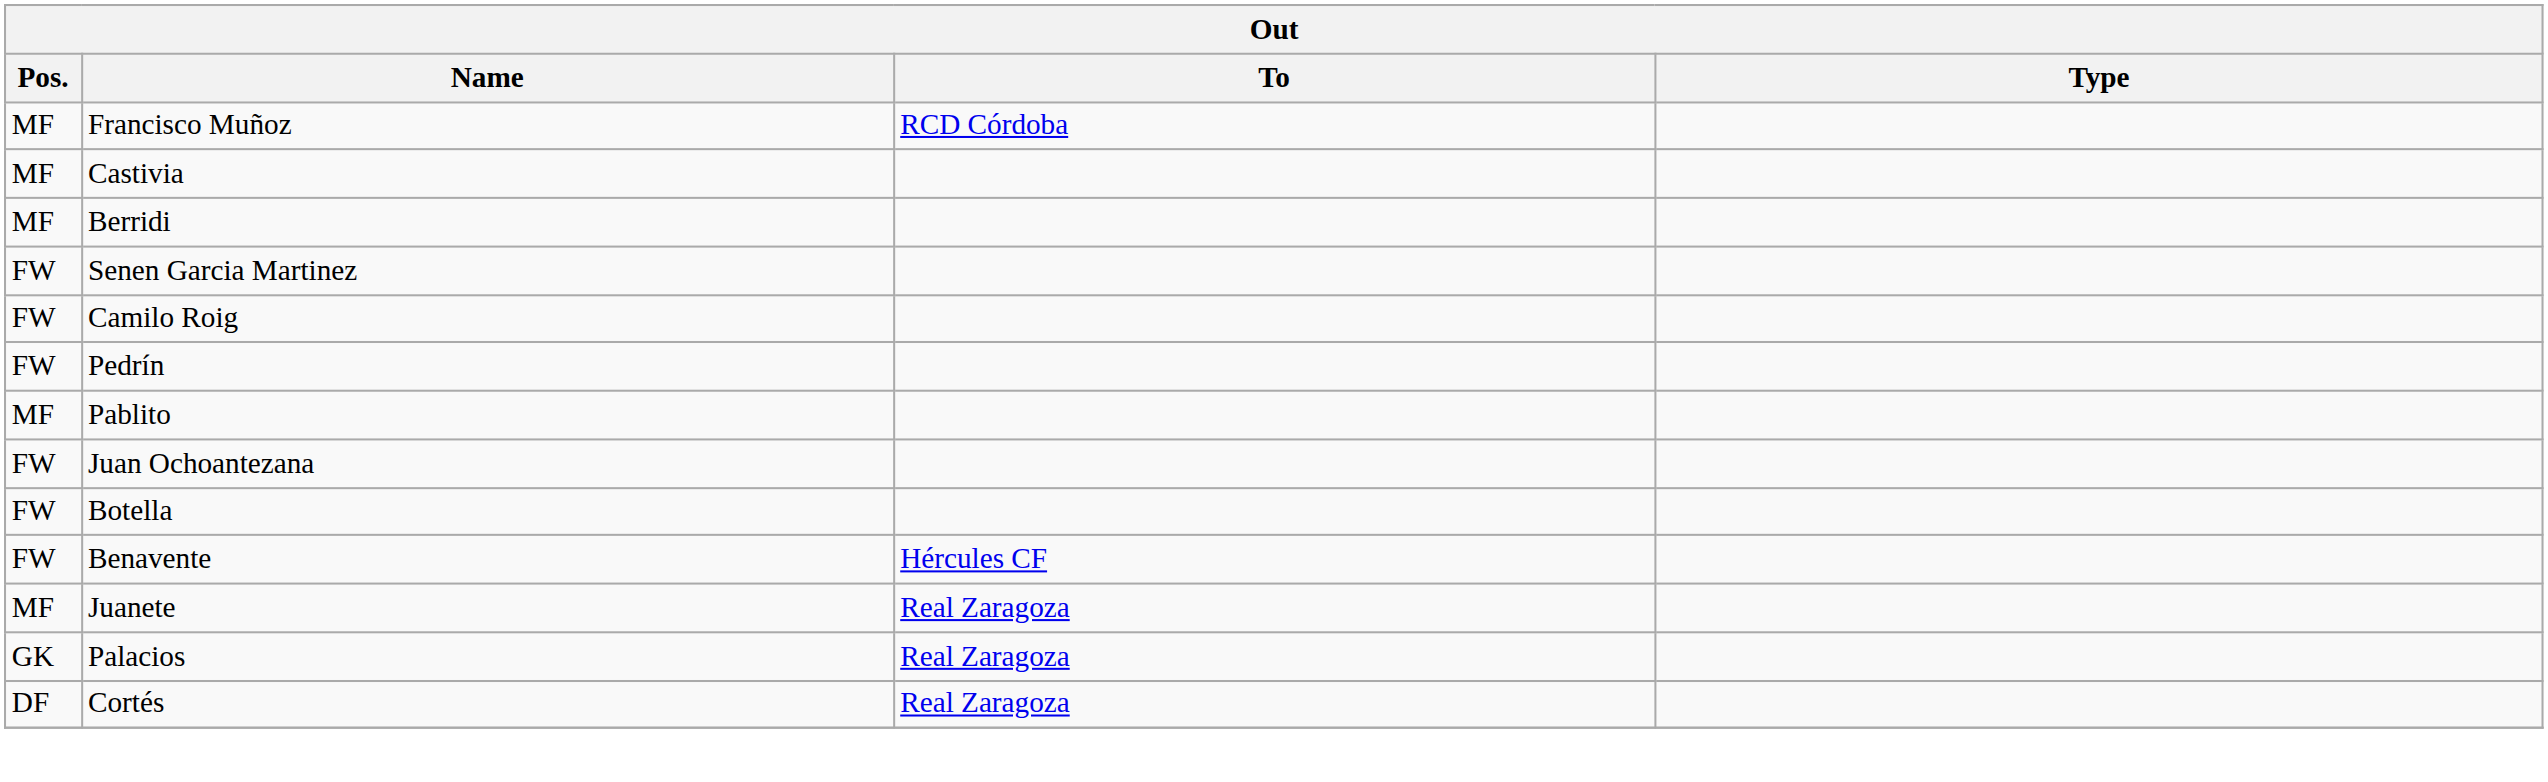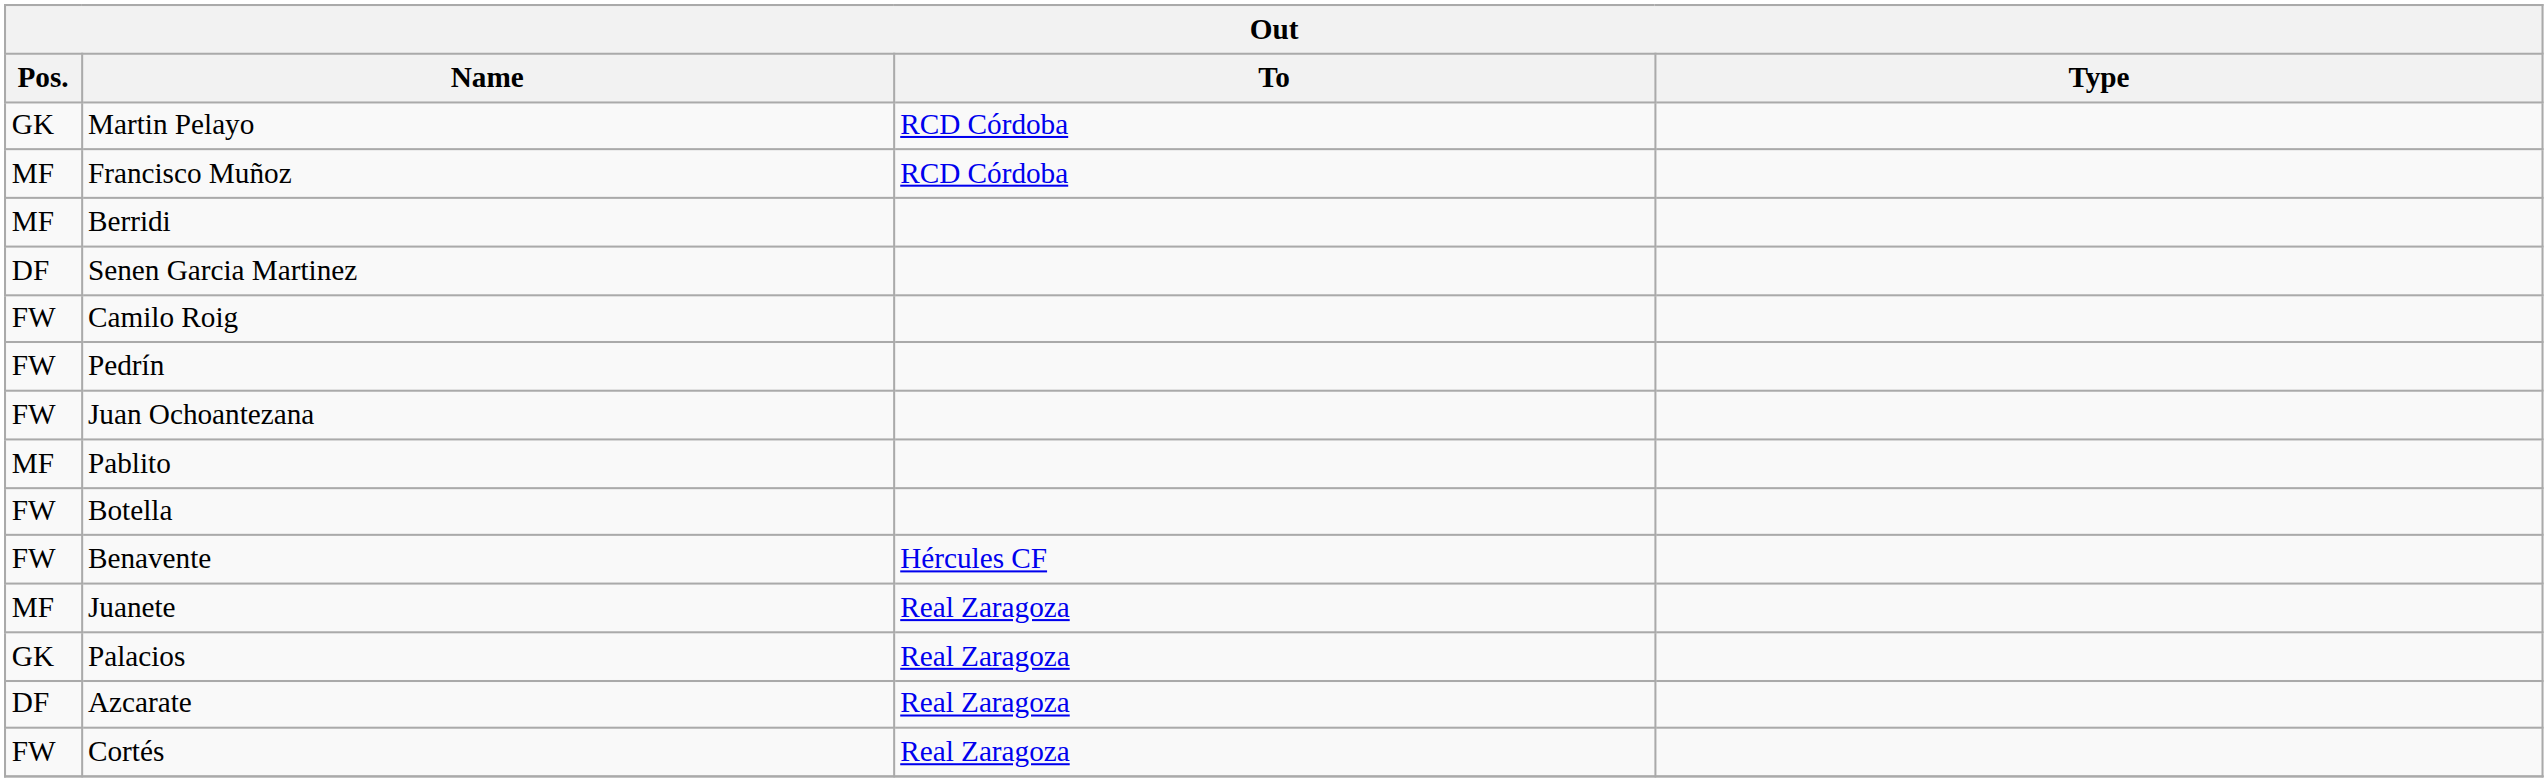+ row: (171, 125)
- row: (136, 173)
(34, 270) FW -> (31, 270) DF
rows swapped: (201, 462) <-> (129, 414)
+ row: (140, 703)
(31, 703) DF -> (34, 752) FW
